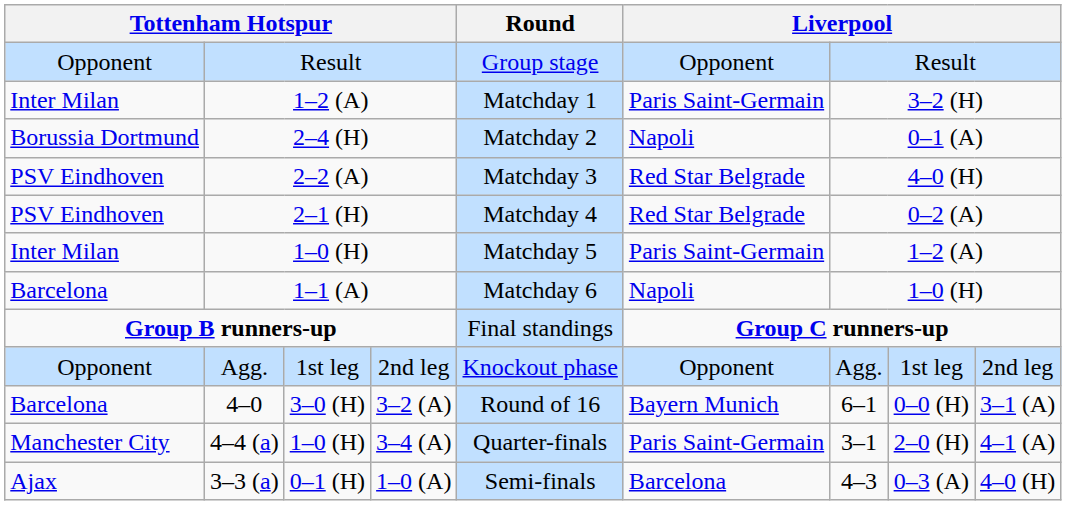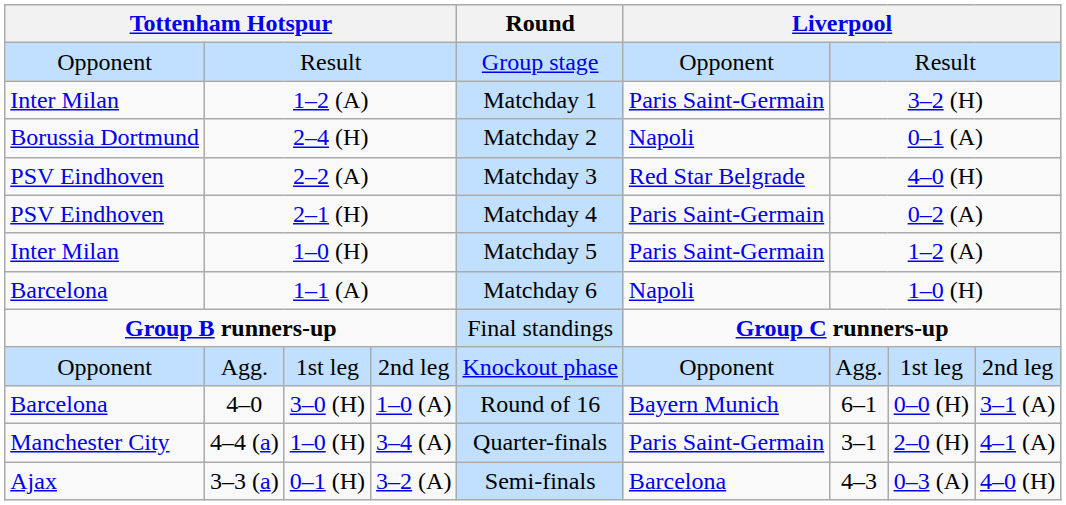(717, 213) Red Star Belgrade -> (727, 213) Paris Saint-Germain
(414, 404) 3–2 (A) -> (414, 404) 1–0 (A)
(414, 480) 1–0 (A) -> (414, 480) 3–2 (A)
